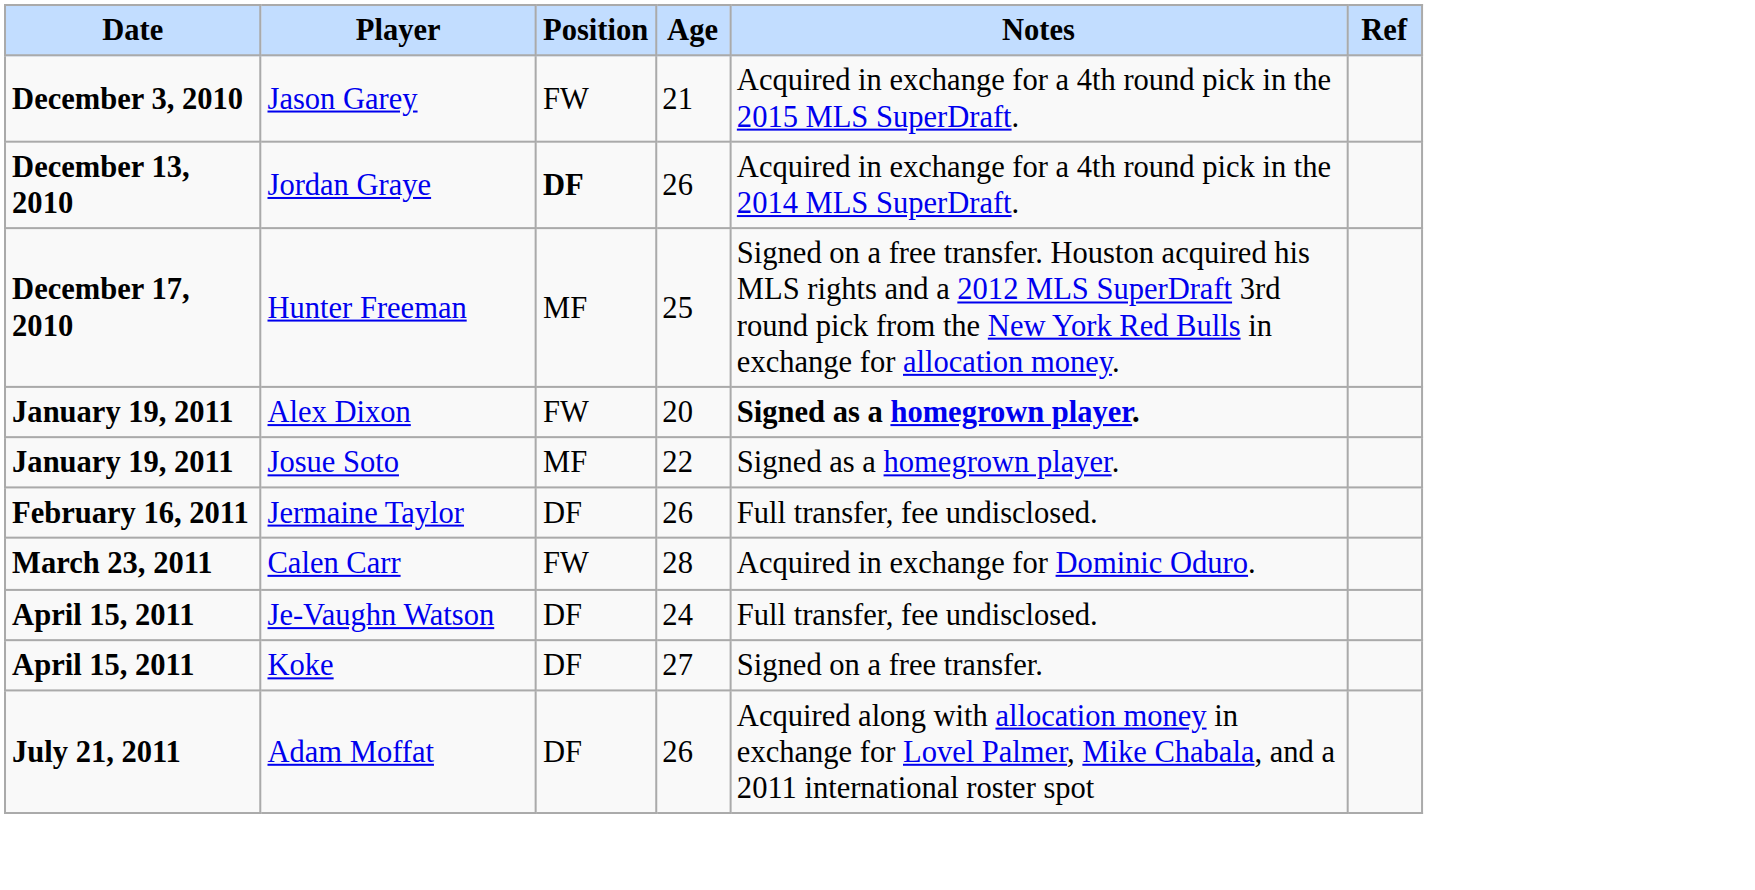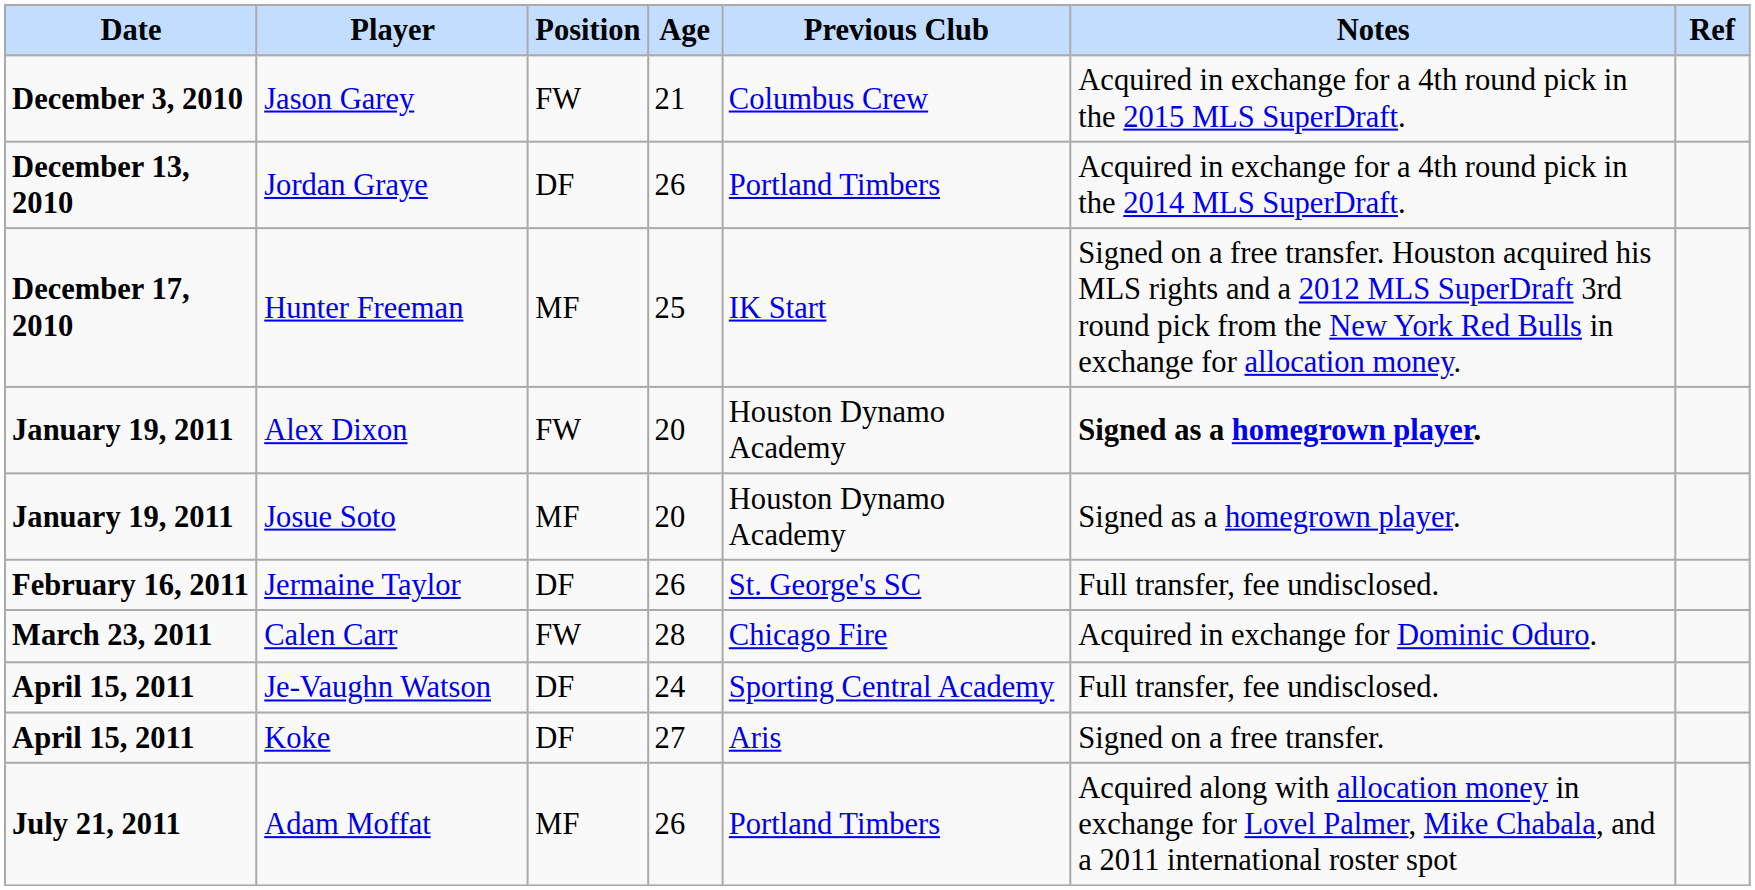+ column: (896, 29)
(563, 184) bold -> (555, 184) normal
(678, 462) 22 -> (670, 516) 20
(563, 750) DF -> (557, 823) MF
